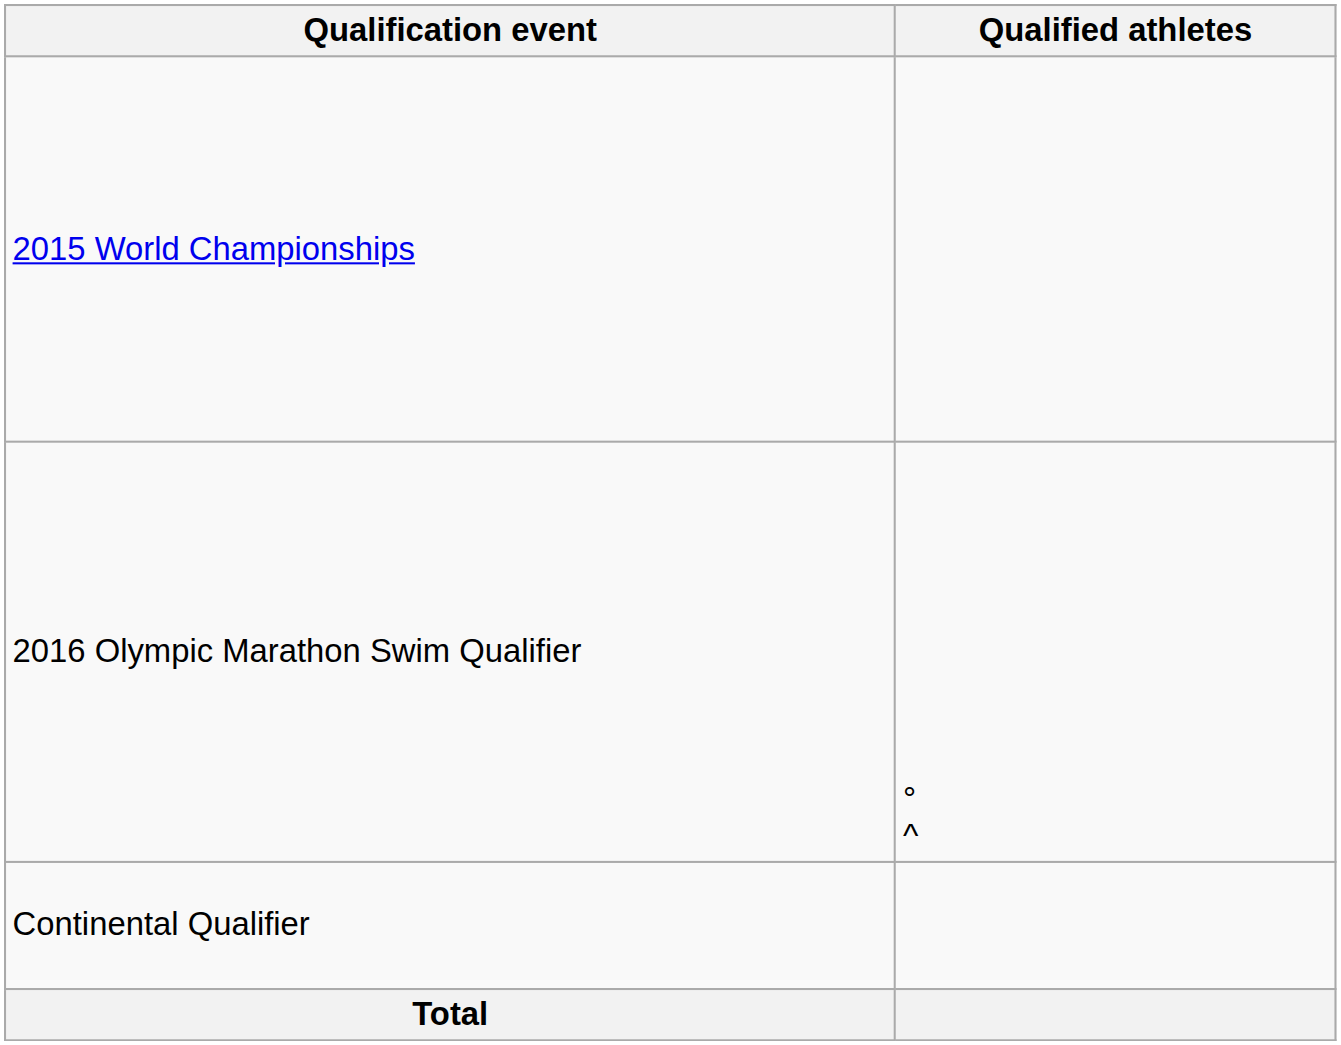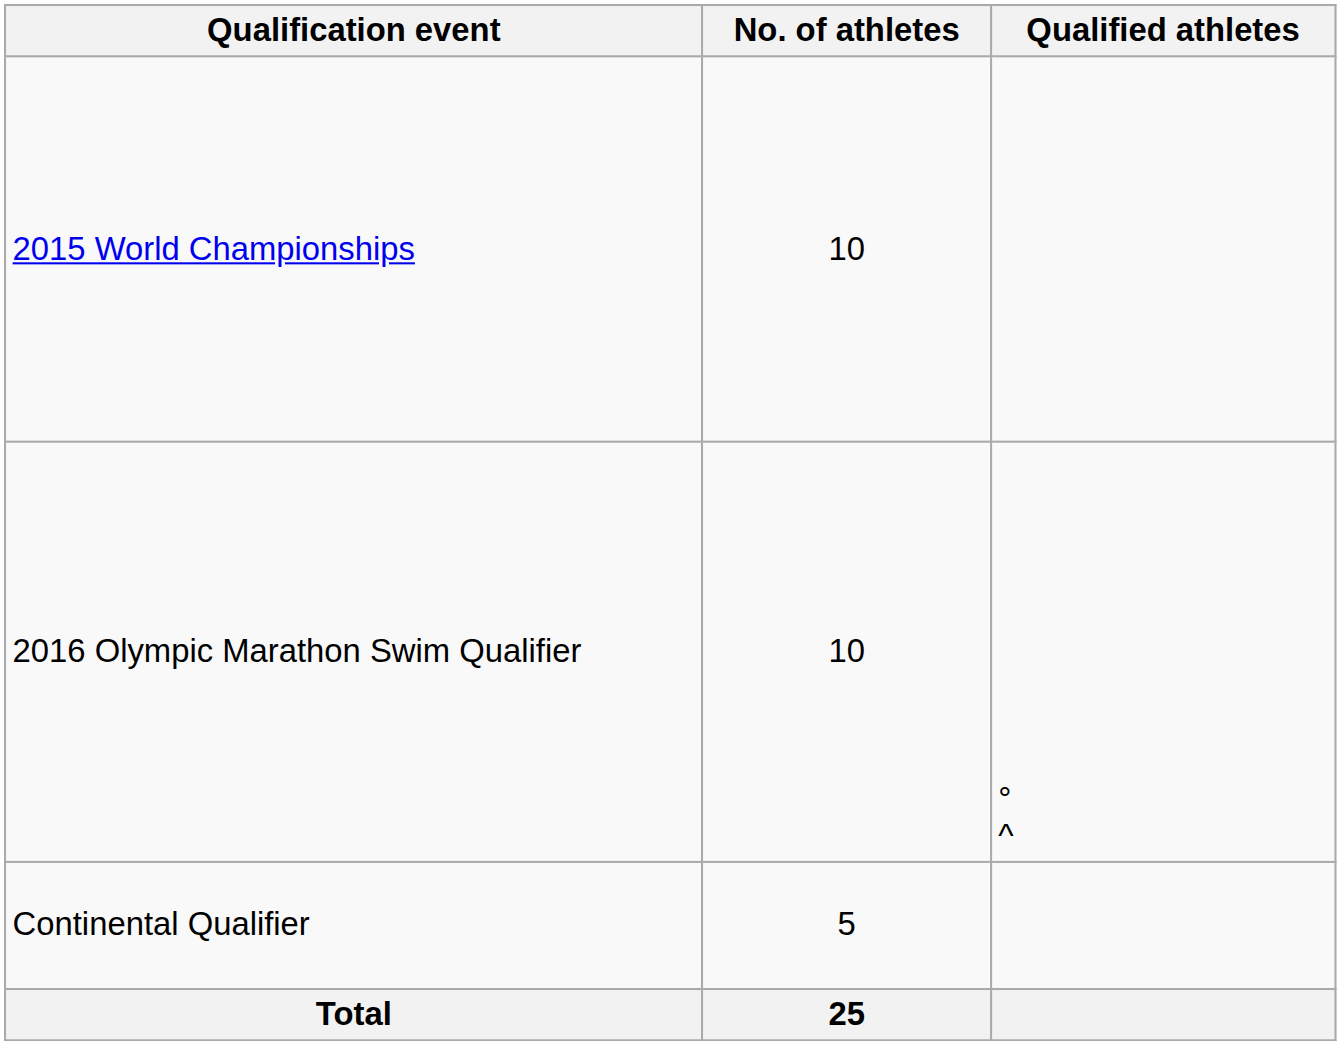+ column: (847, 30)
